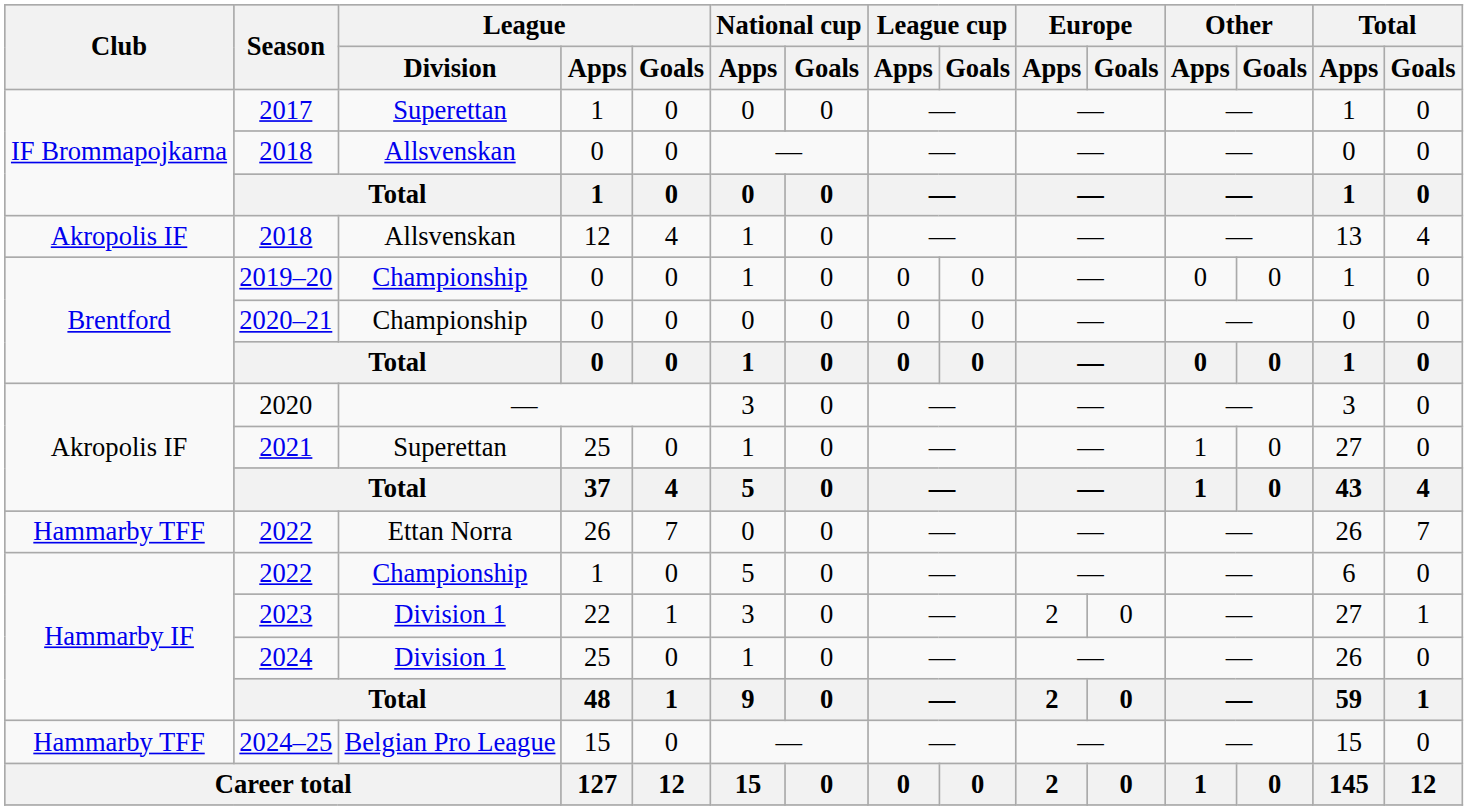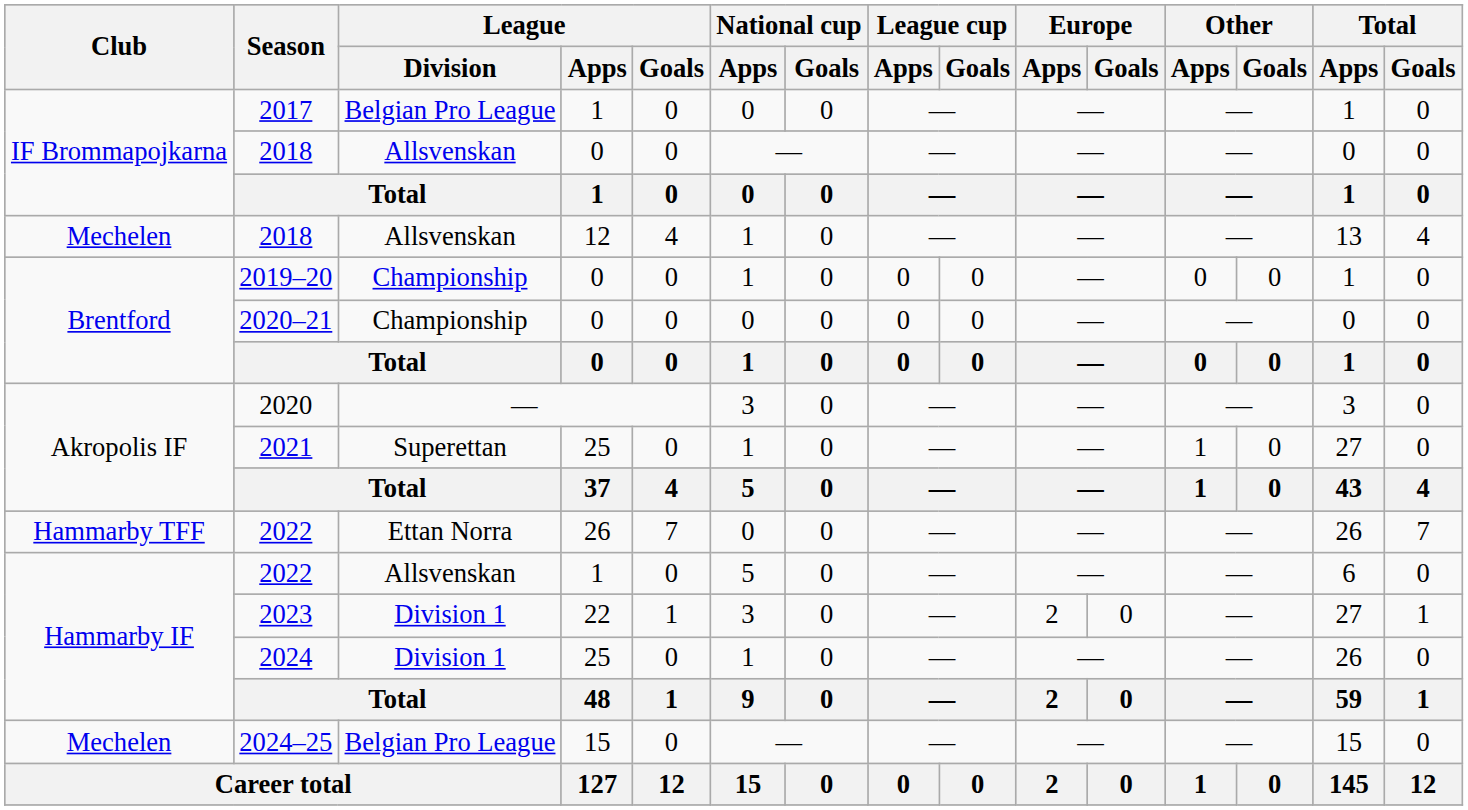(450, 109) Superettan -> (450, 109) Belgian Pro League
(119, 236) Akropolis IF -> (119, 236) Mechelen
(450, 573) Championship -> (450, 573) Allsvenskan
(119, 741) Hammarby TFF -> (119, 741) Mechelen
